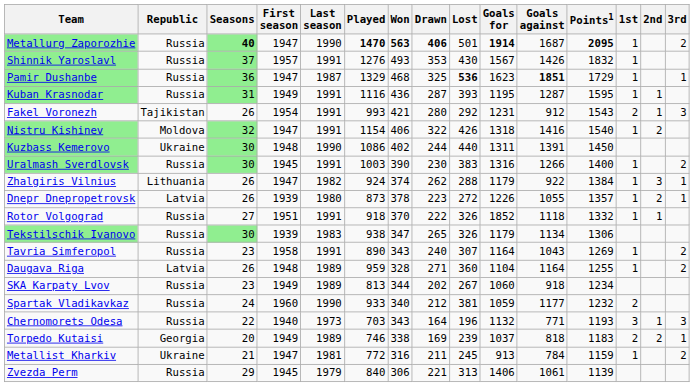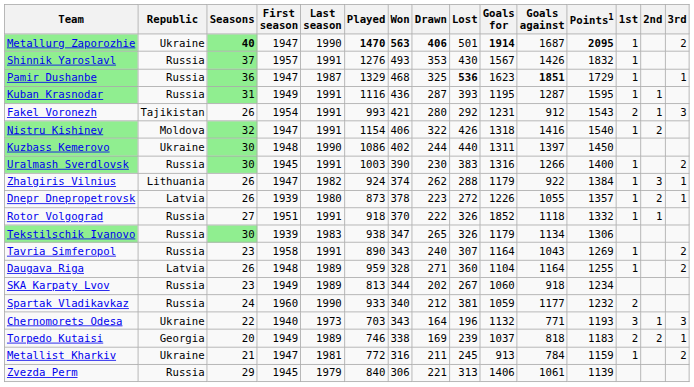(185, 43) Russia -> (182, 43) Ukraine
(552, 147) 1391 -> (552, 147) 1397
(185, 321) Russia -> (182, 321) Ukraine
